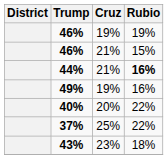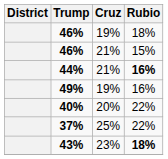(144, 32) 19% -> (144, 32) 18%
(144, 145) normal -> (144, 145) bold
